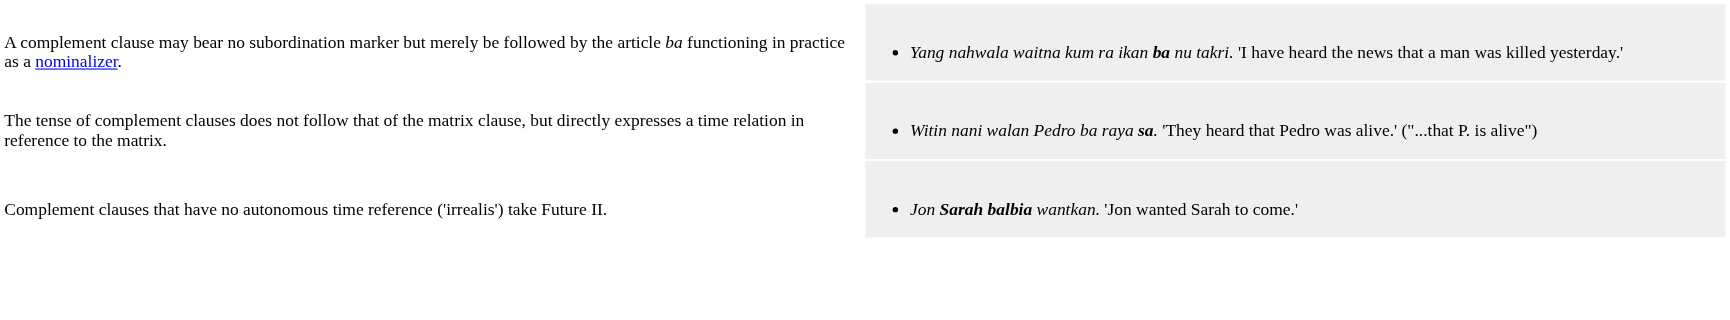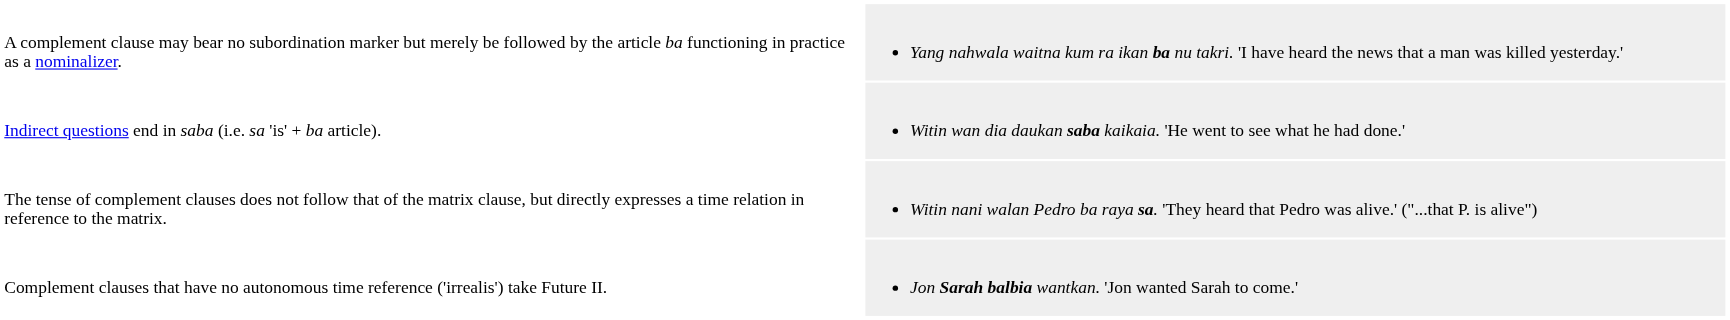+ row: (193, 130)
